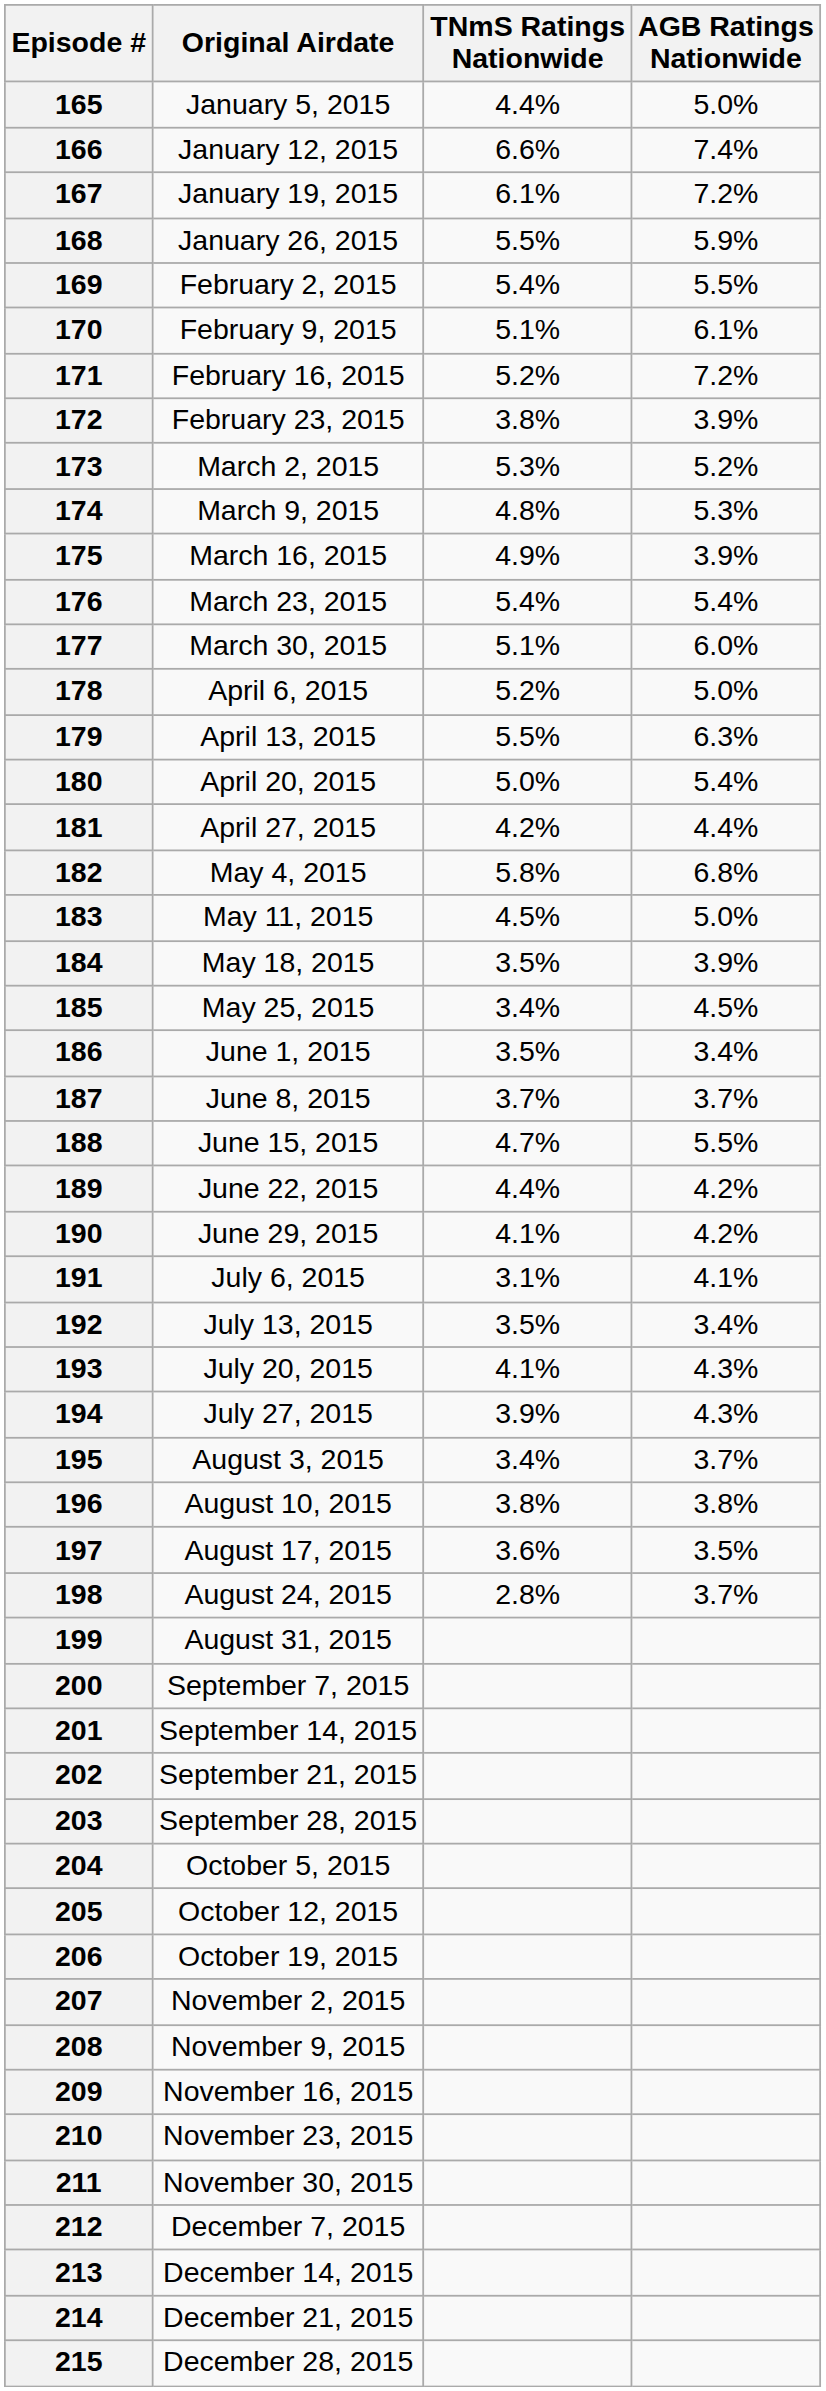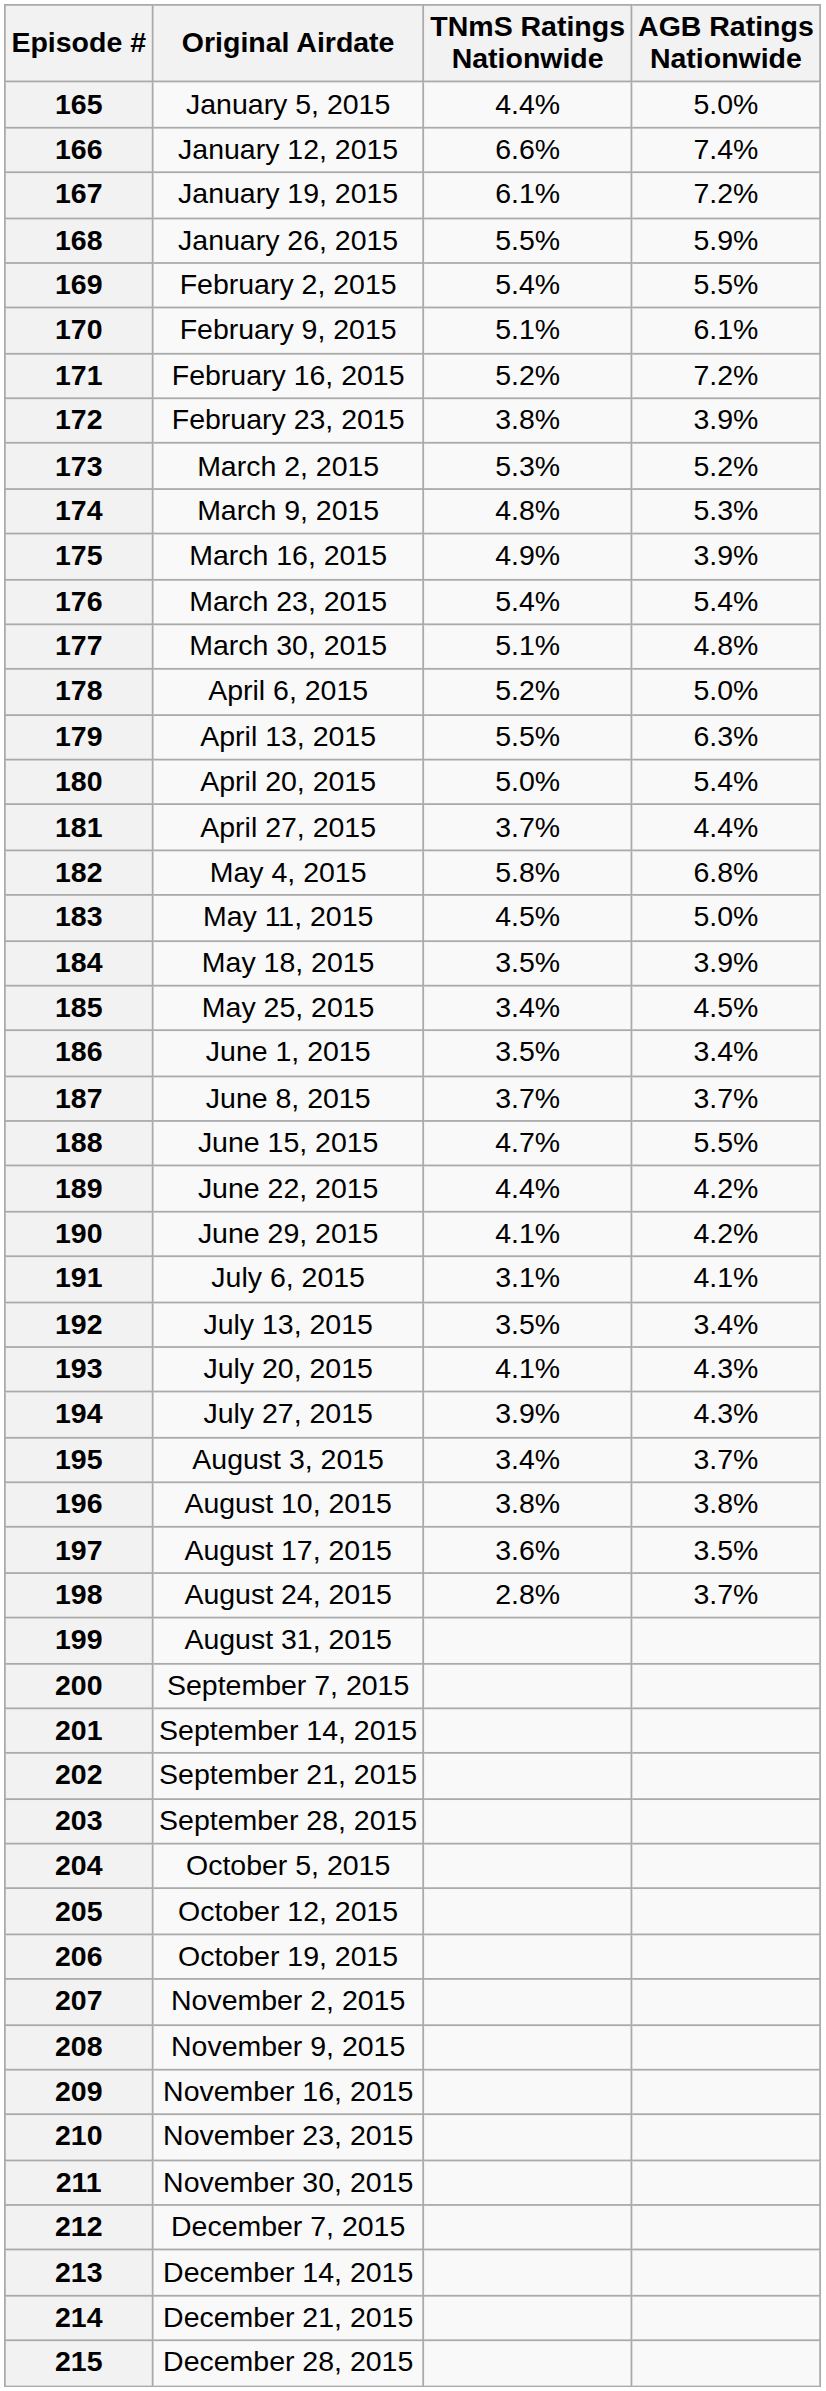(726, 646) 6.0% -> (726, 646) 4.8%
(528, 826) 4.2% -> (528, 826) 3.7%
